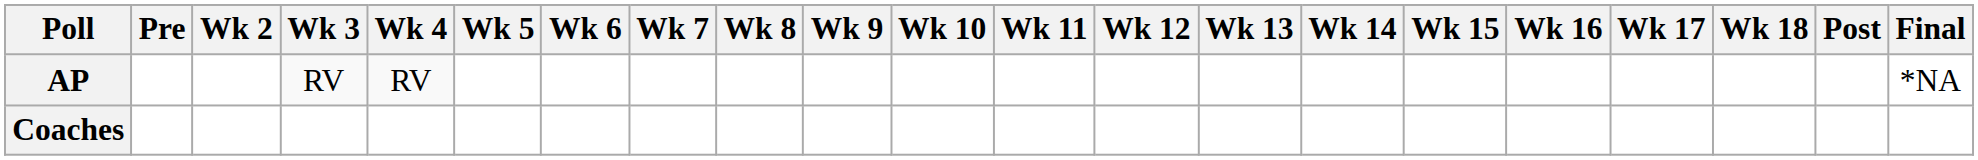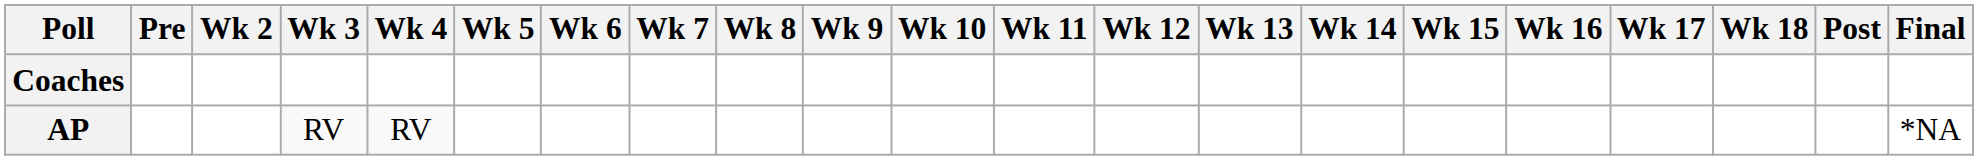rows swapped: (68, 79) <-> (68, 129)
